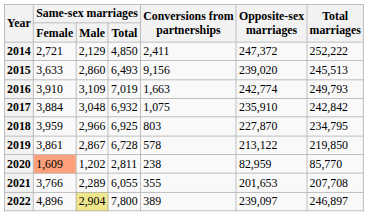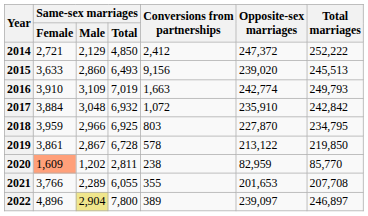(156, 51) 2,411 -> (157, 51) 2,412
(157, 107) 1,075 -> (157, 107) 1,072
